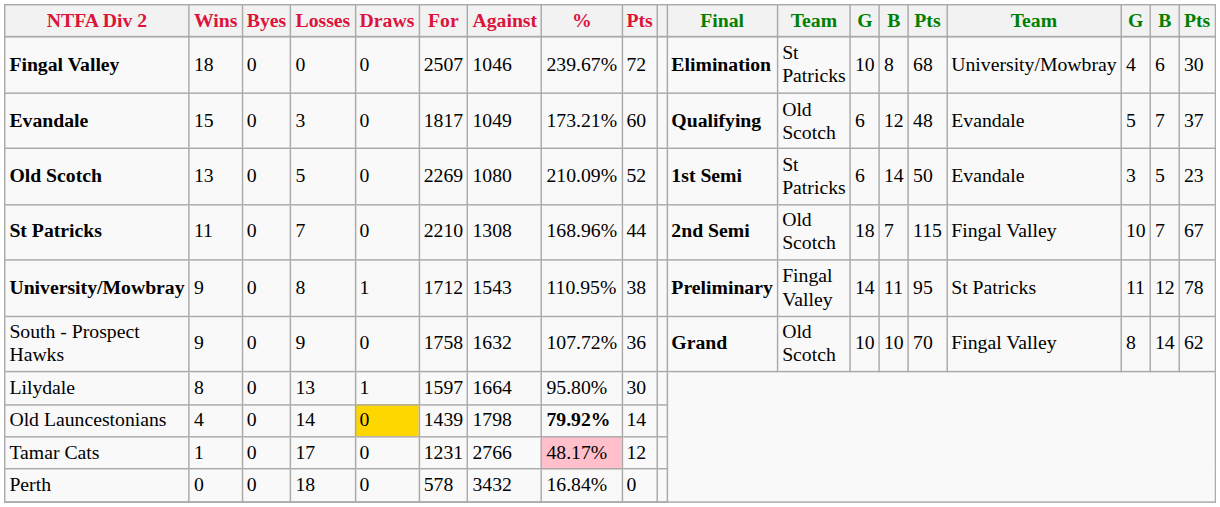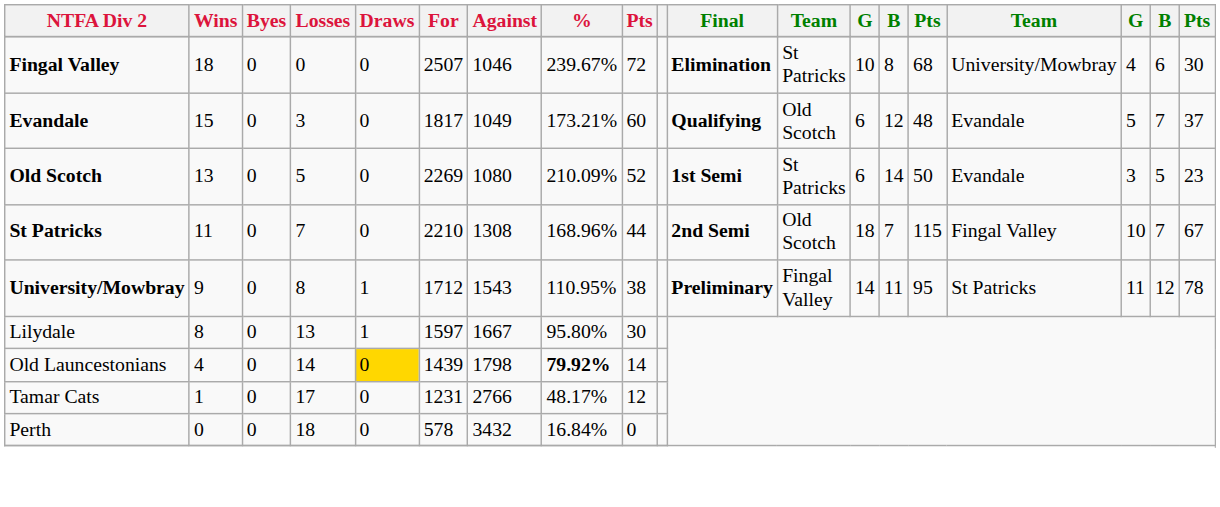- row: (75, 343)
(492, 387) 1664 -> (492, 331) 1667
(577, 452) pink background -> (577, 396) no background
